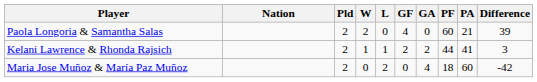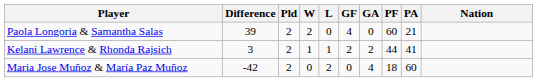columns swapped: (278, 13) <-> (505, 13)
